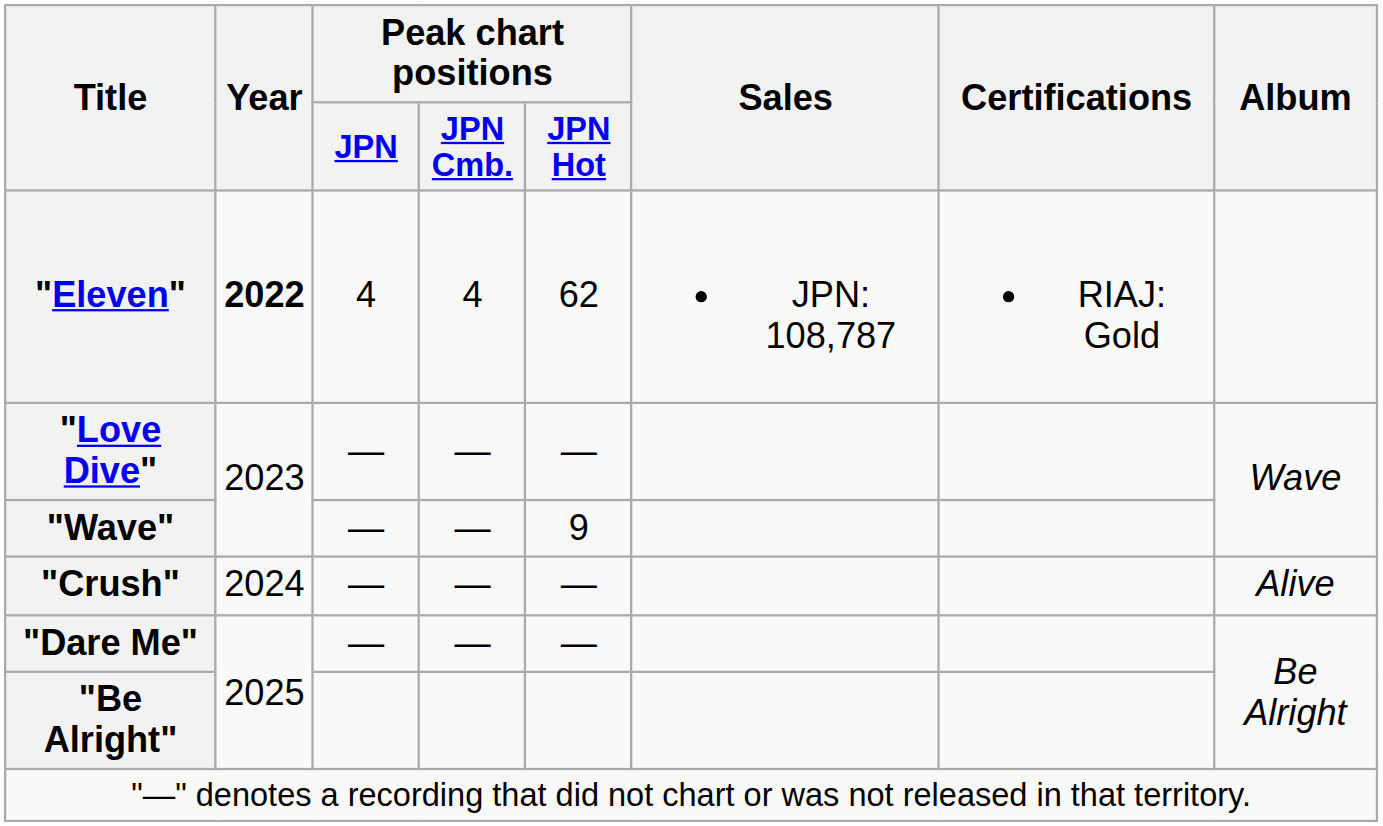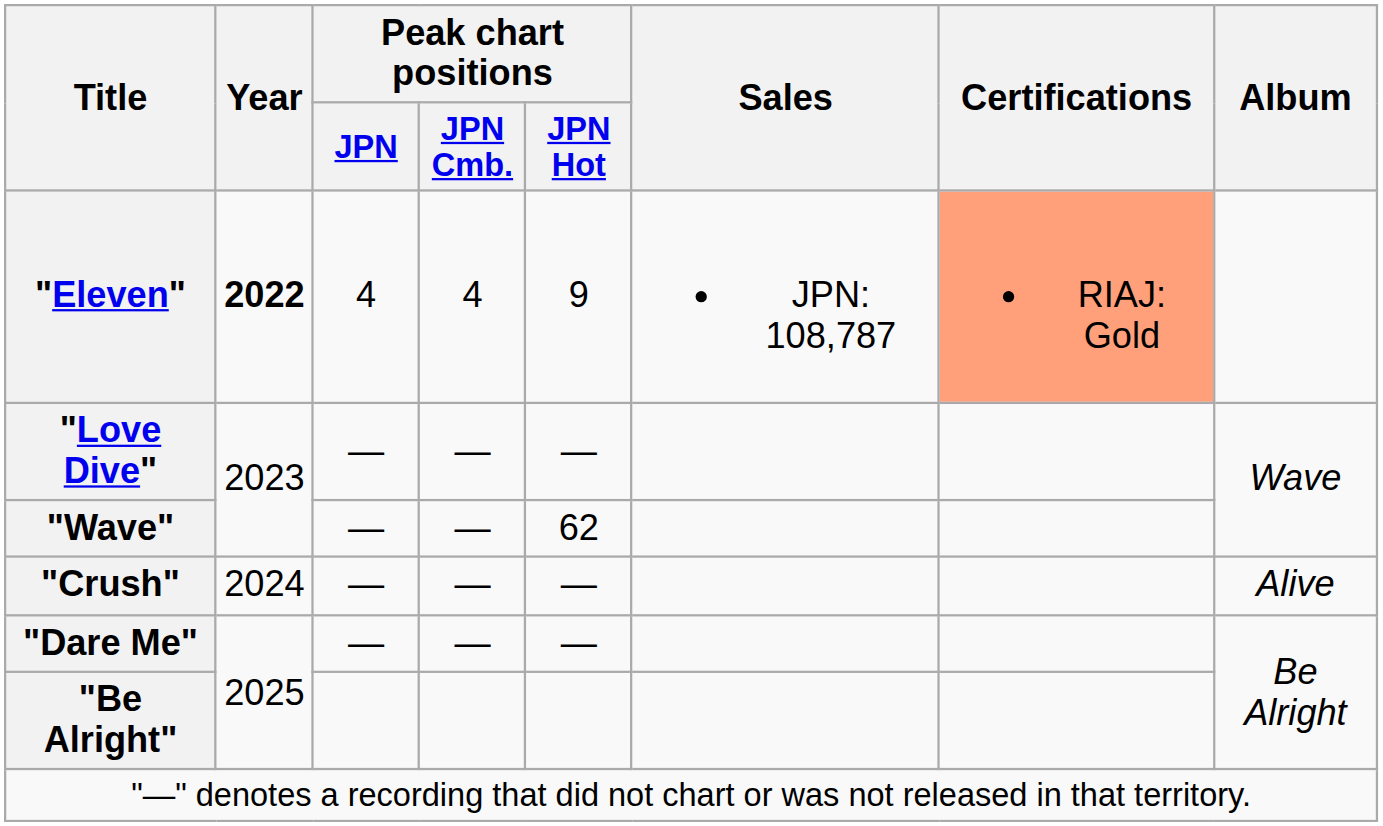(579, 295) 62 -> (579, 295) 9
(1077, 317) no background -> (1077, 317) lightsalmon background
(579, 527) 9 -> (579, 527) 62
